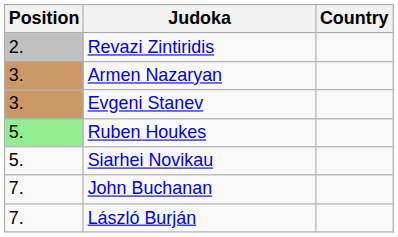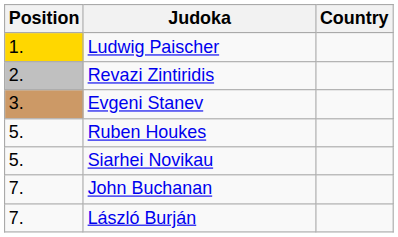+ row: (153, 47)
- row: (155, 75)
(16, 132) lightgreen background -> (16, 132) no background
